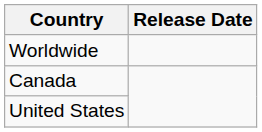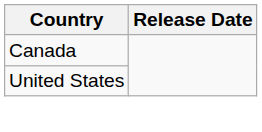- row: (54, 50)
